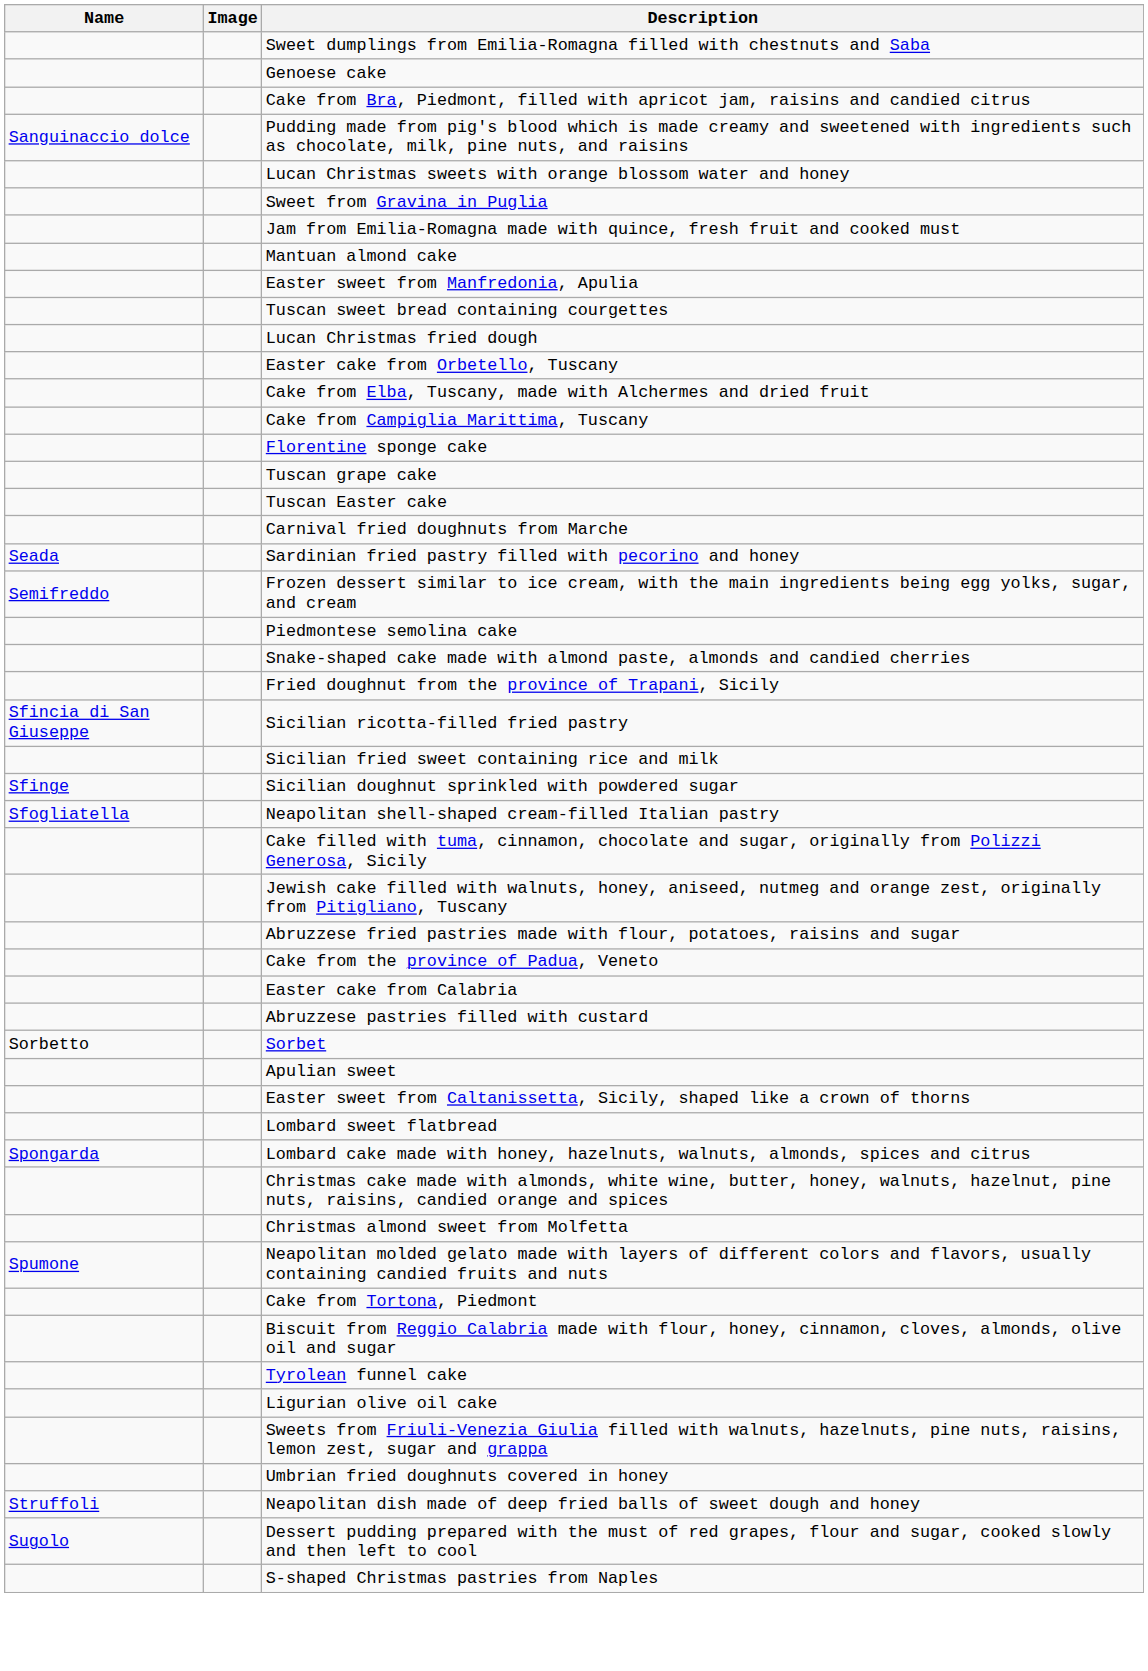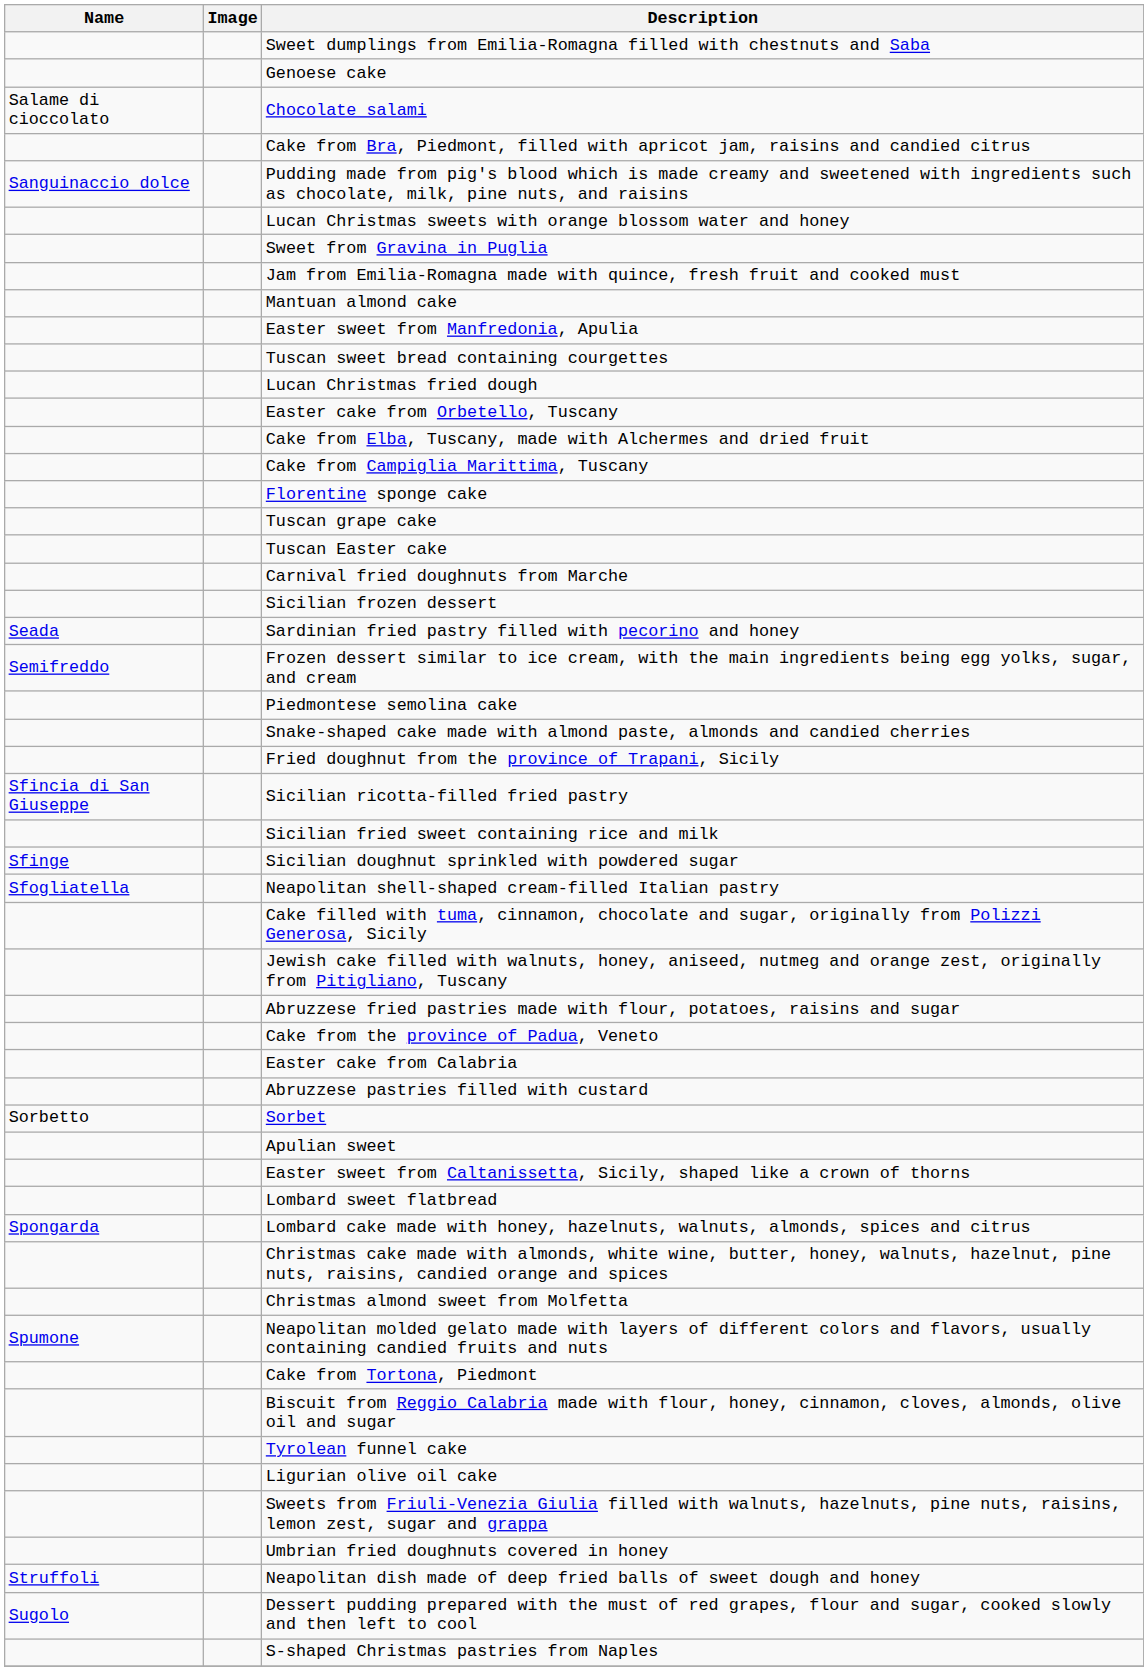+ row: (346, 110)
+ row: (382, 604)
